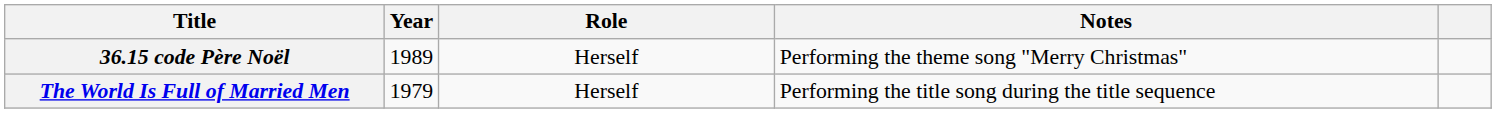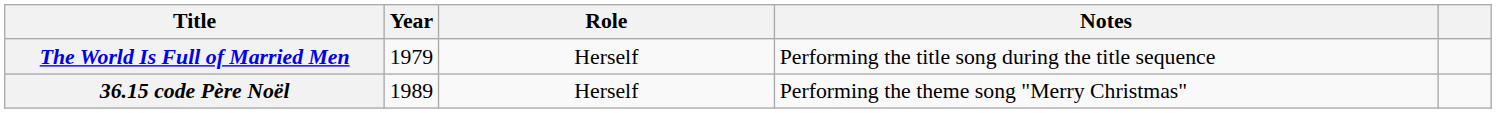rows swapped: (195, 90) <-> (195, 56)
